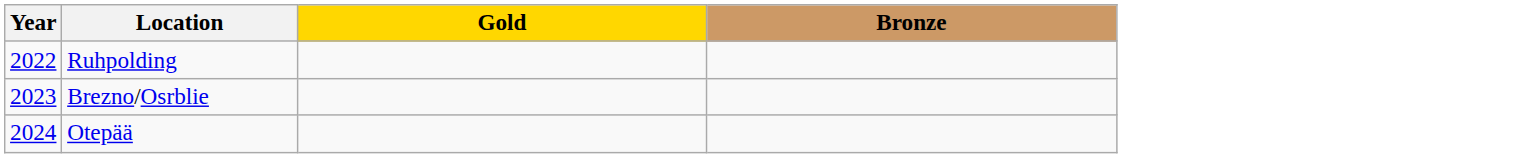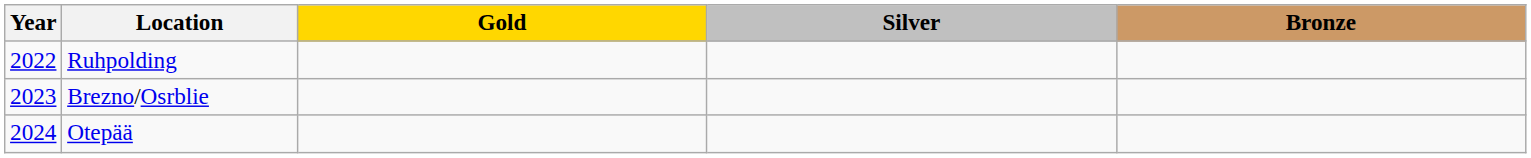+ column: (911, 22)
